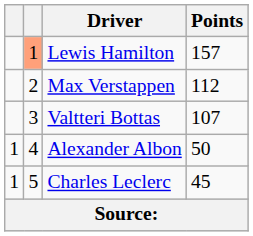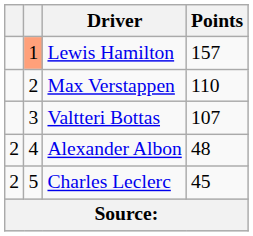(205, 84) 112 -> (205, 84) 110
(14, 149) 1 -> (14, 149) 2
(201, 149) 50 -> (201, 149) 48
(14, 181) 1 -> (14, 181) 2
